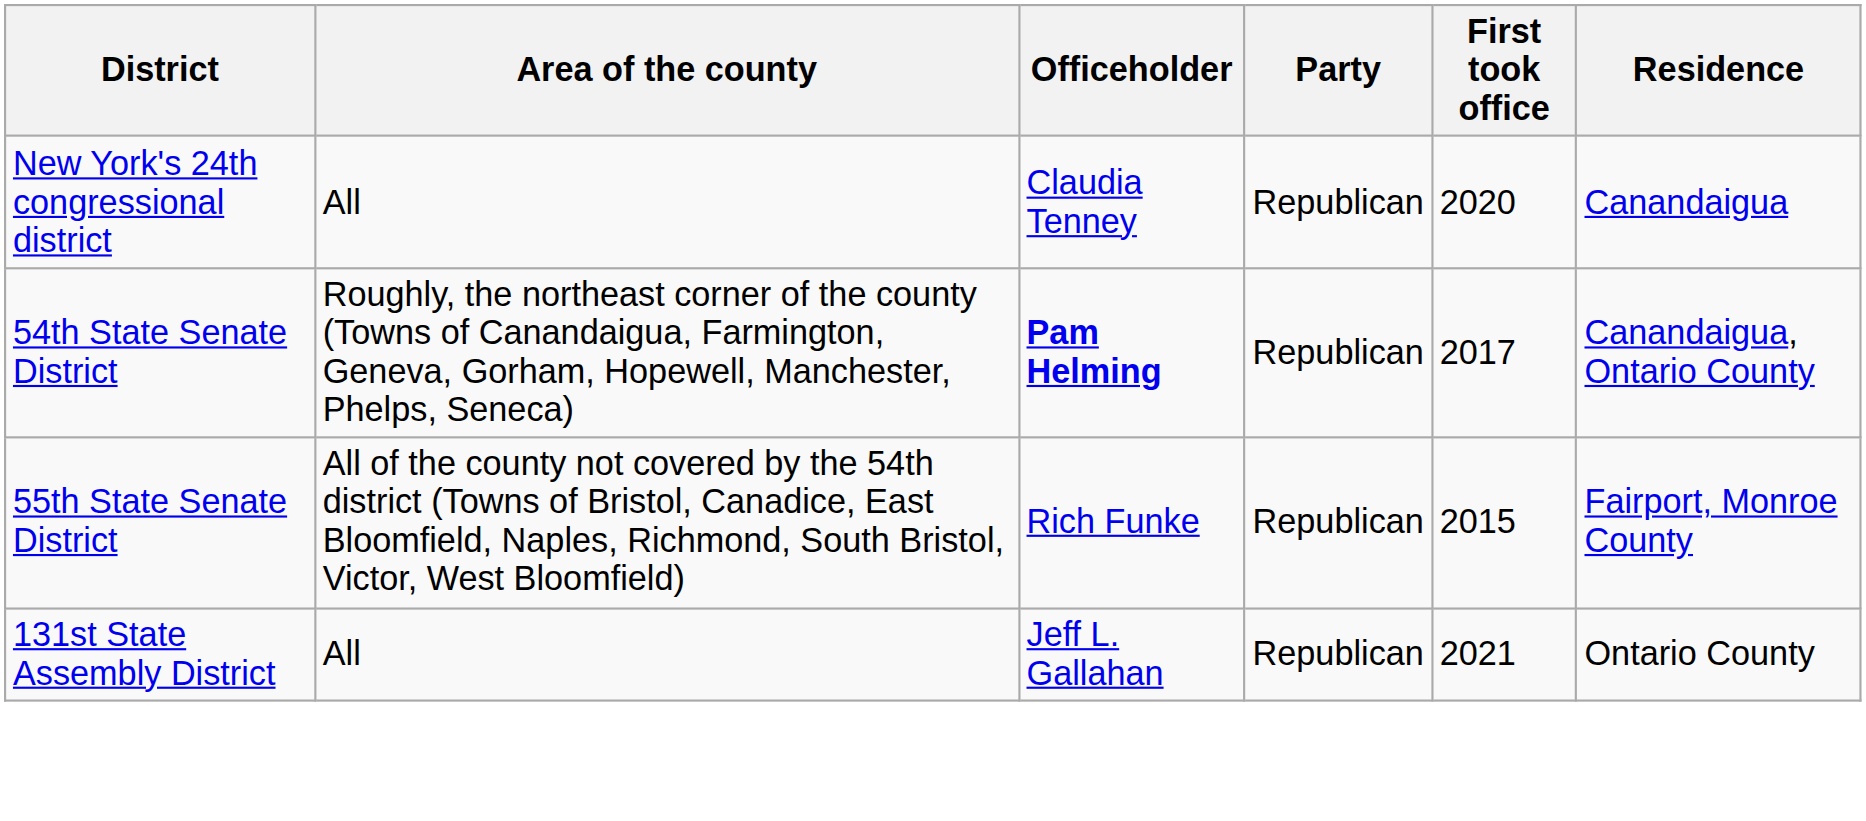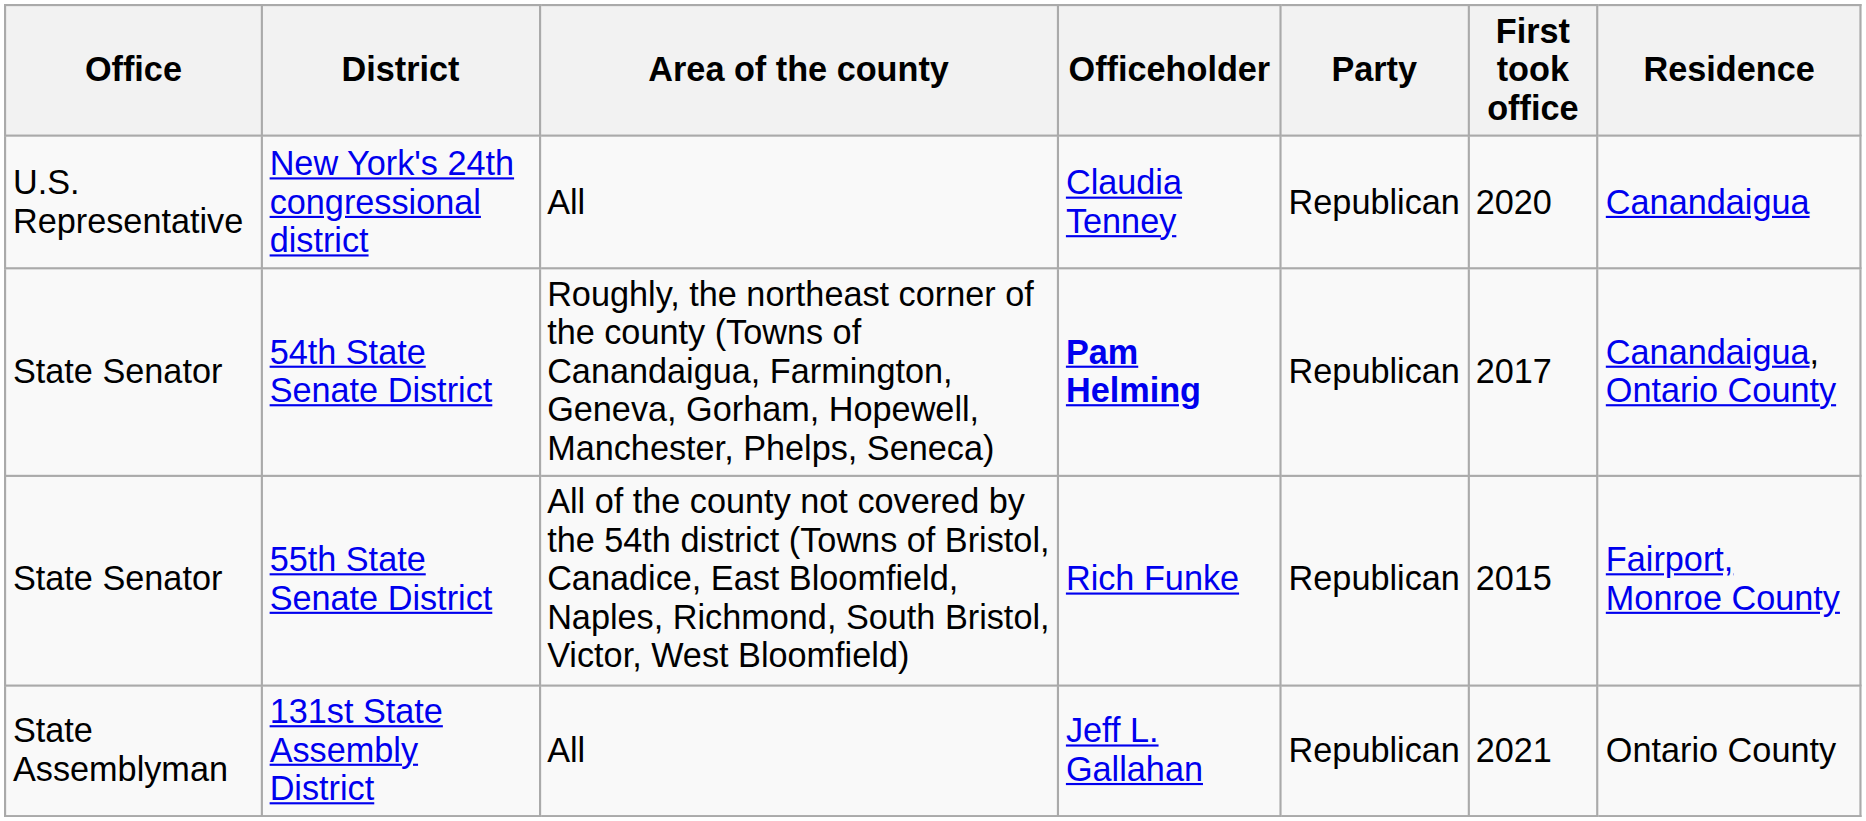+ column: (133, 70)
